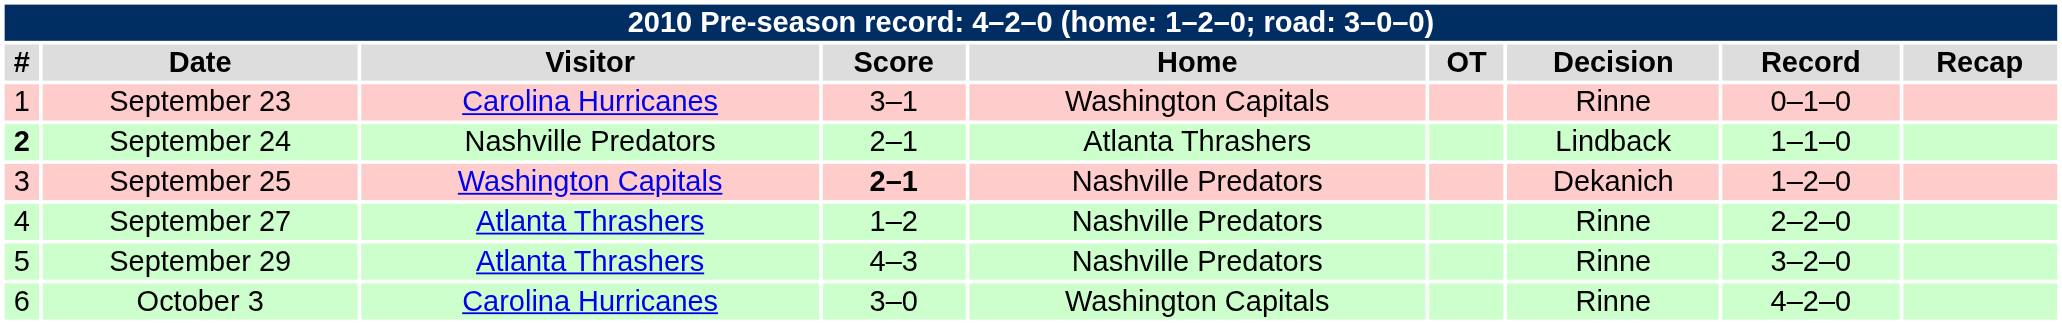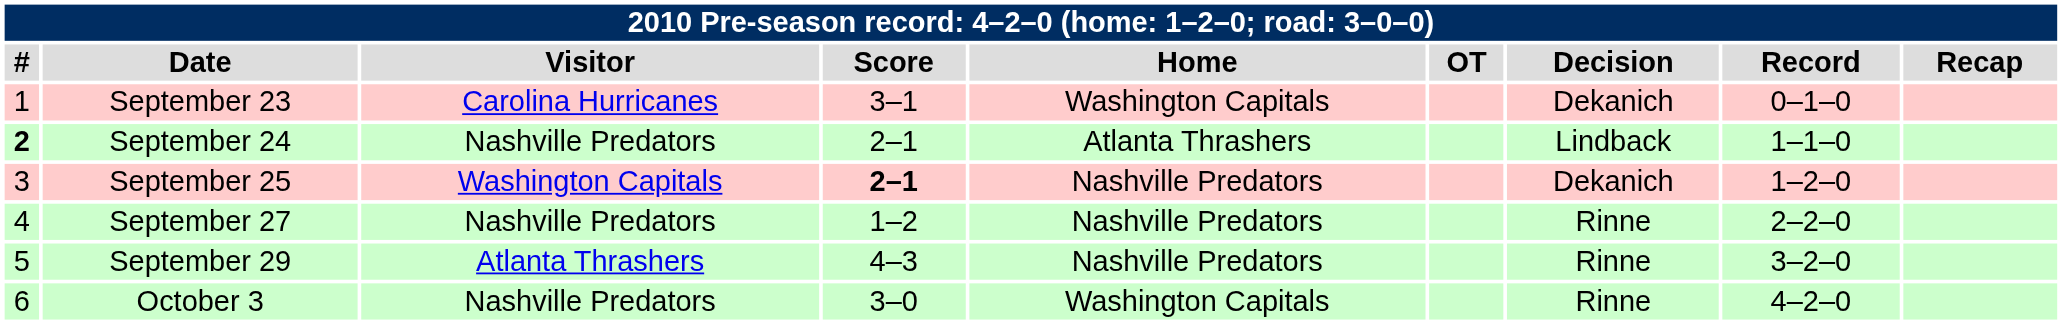(1613, 101) Rinne -> (1613, 101) Dekanich
(590, 221) Atlanta Thrashers -> (590, 221) Nashville Predators
(590, 301) Carolina Hurricanes -> (590, 301) Nashville Predators
